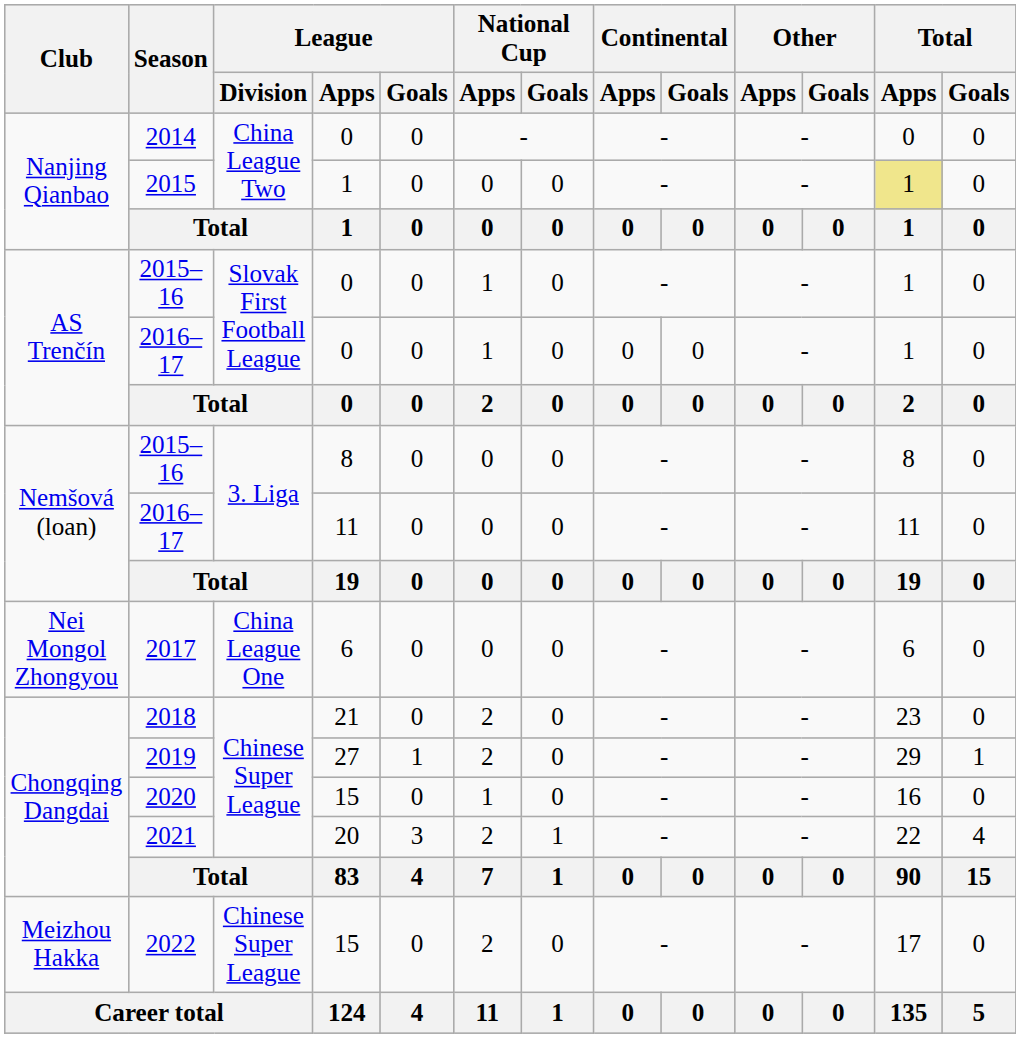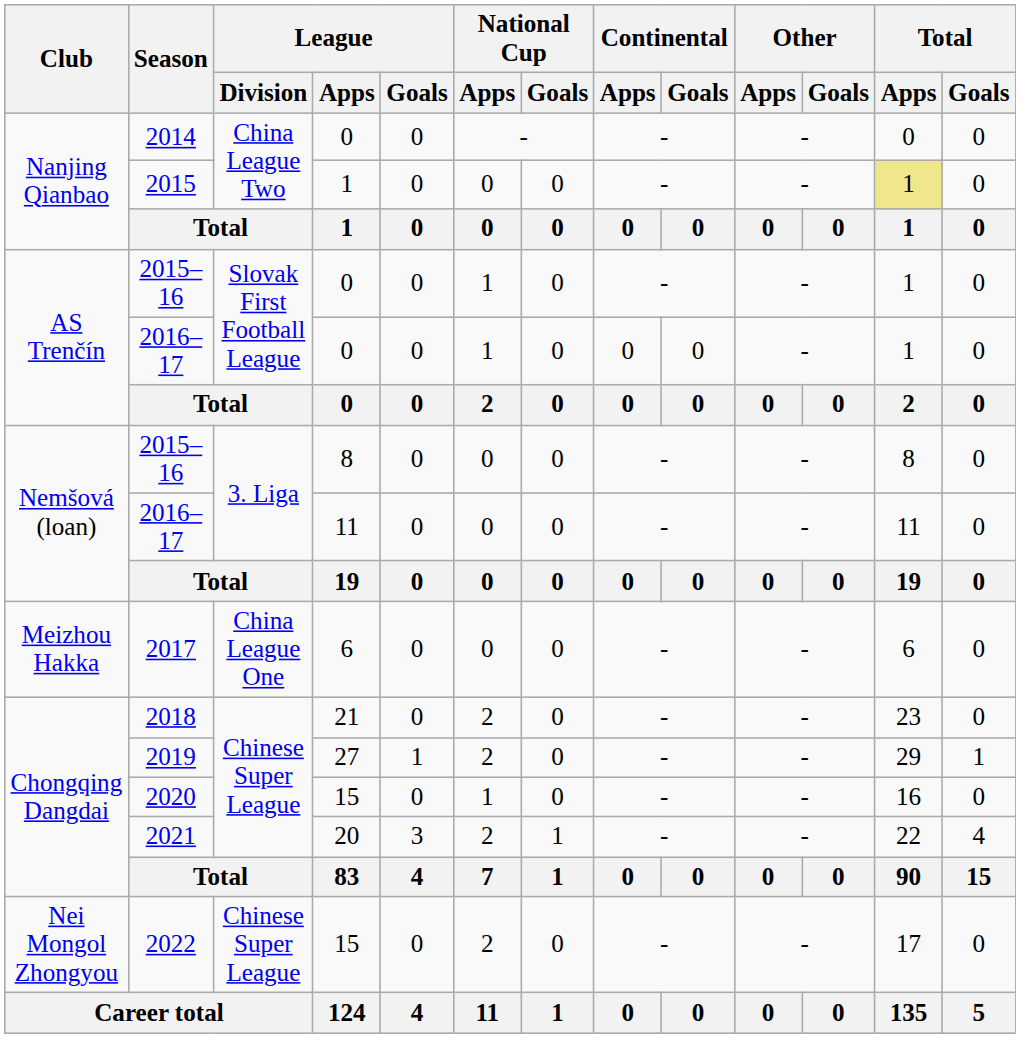(66, 648) Nei Mongol Zhongyou -> (66, 648) Meizhou Hakka
(66, 944) Meizhou Hakka -> (66, 944) Nei Mongol Zhongyou
